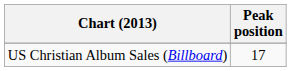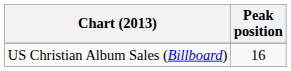(258, 54) 17 -> (258, 54) 16
